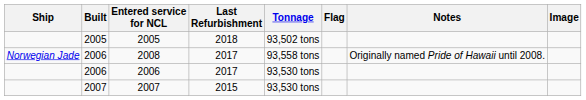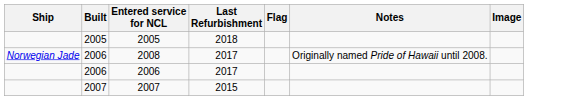- column: (293, 18)
